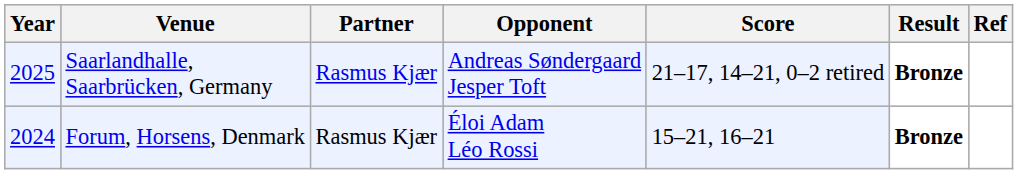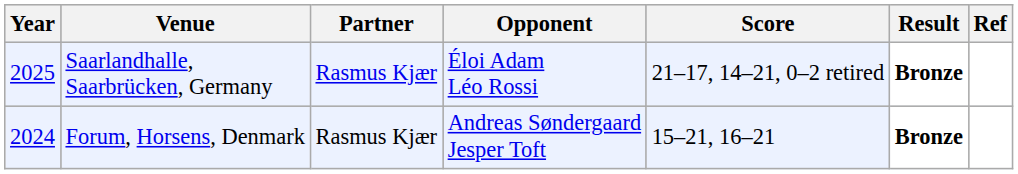(544, 73) Andreas Søndergaard Jesper Toft -> (496, 73) Éloi Adam Léo Rossi
(496, 137) Éloi Adam Léo Rossi -> (544, 137) Andreas Søndergaard Jesper Toft
